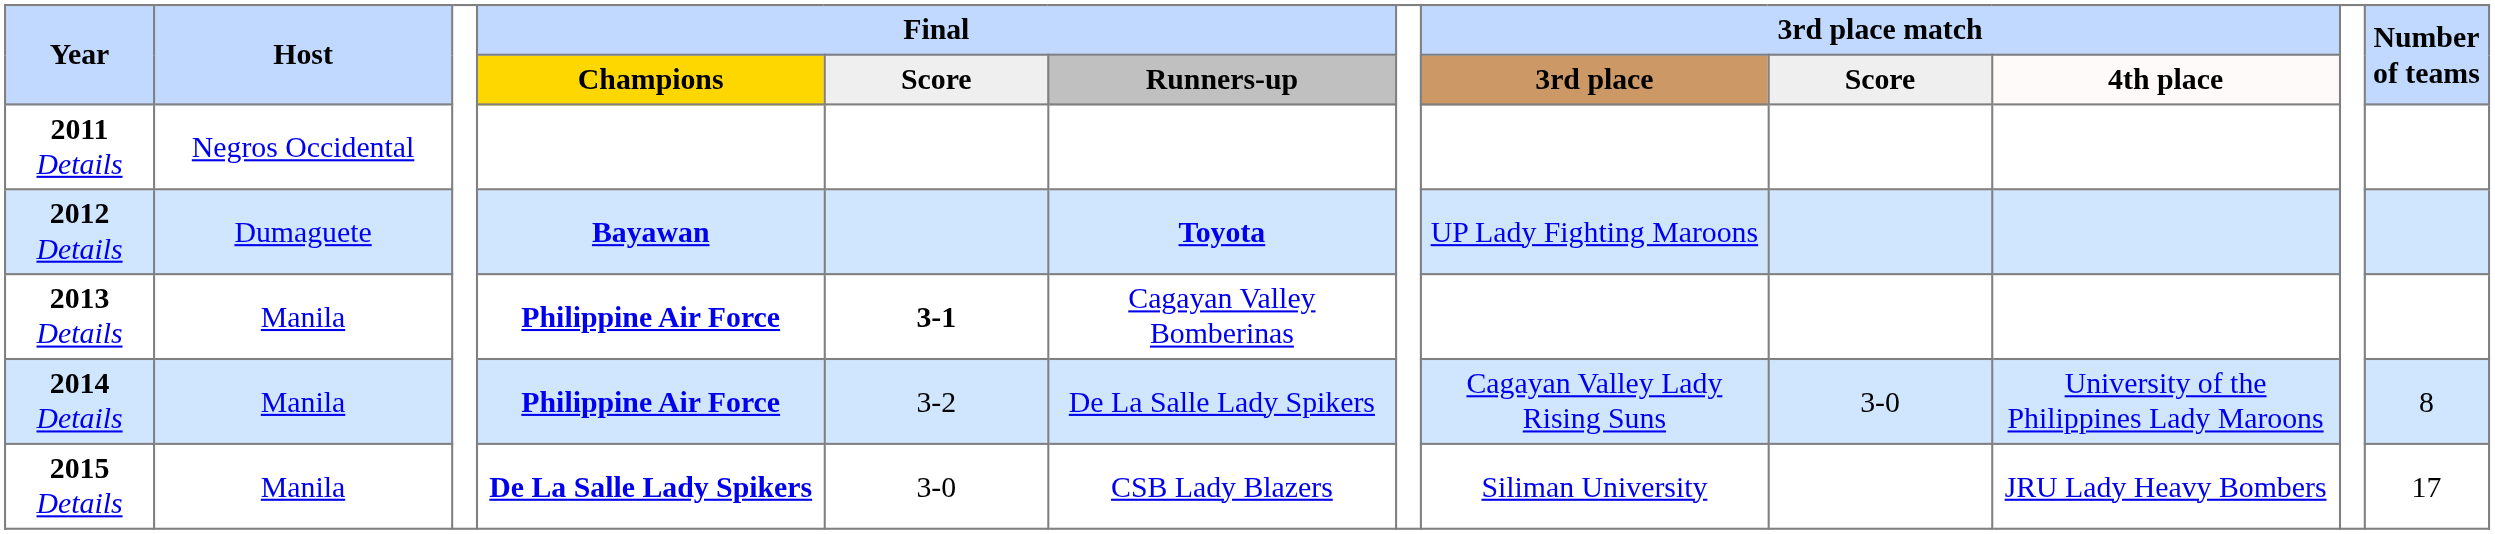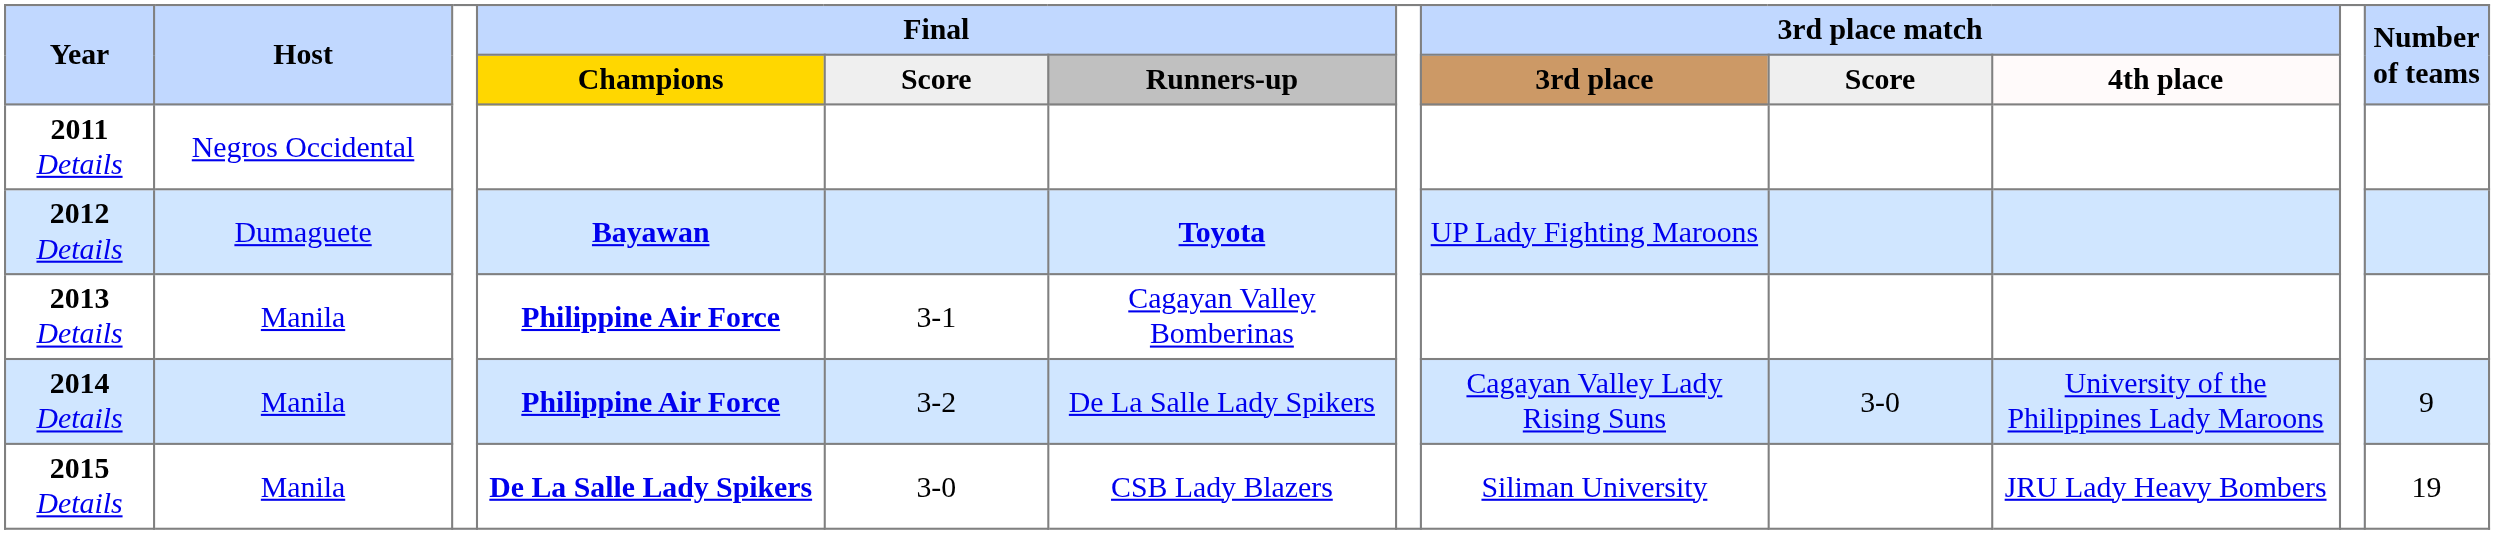(936, 316) bold -> (936, 316) normal
(2426, 400) 8 -> (2426, 400) 9
(2426, 485) 17 -> (2426, 485) 19
